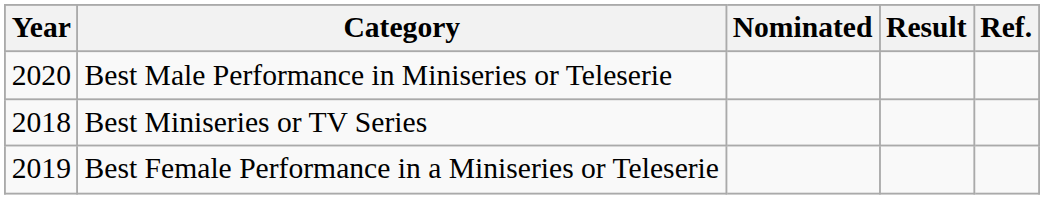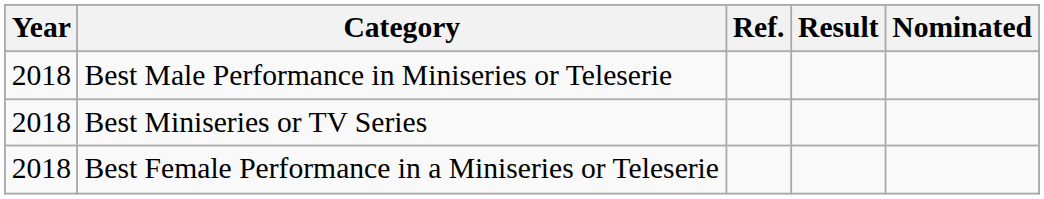columns swapped: (803, 27) <-> (1006, 27)
(41, 74) 2020 -> (41, 74) 2018
(41, 168) 2019 -> (41, 168) 2018
